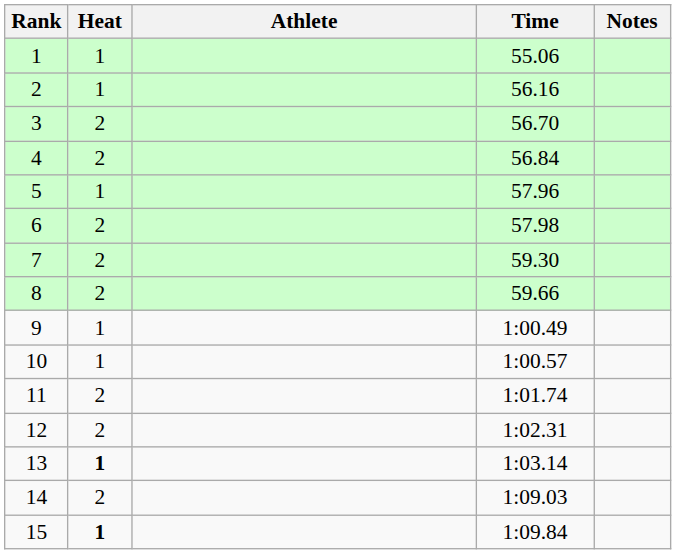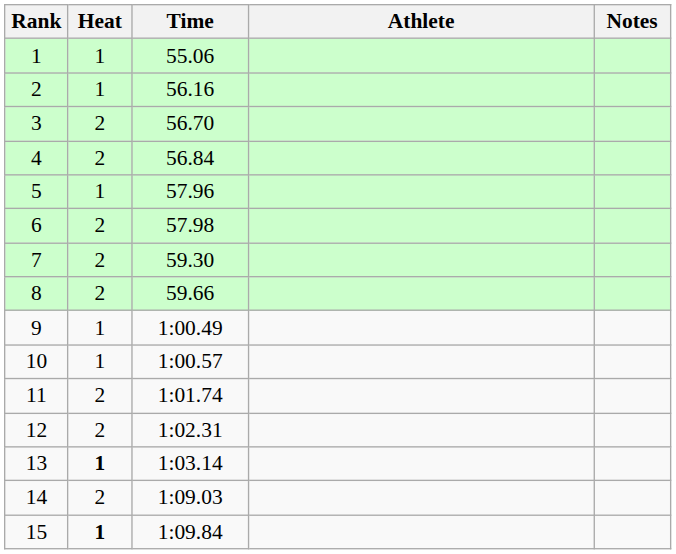columns swapped: (304, 21) <-> (535, 21)
